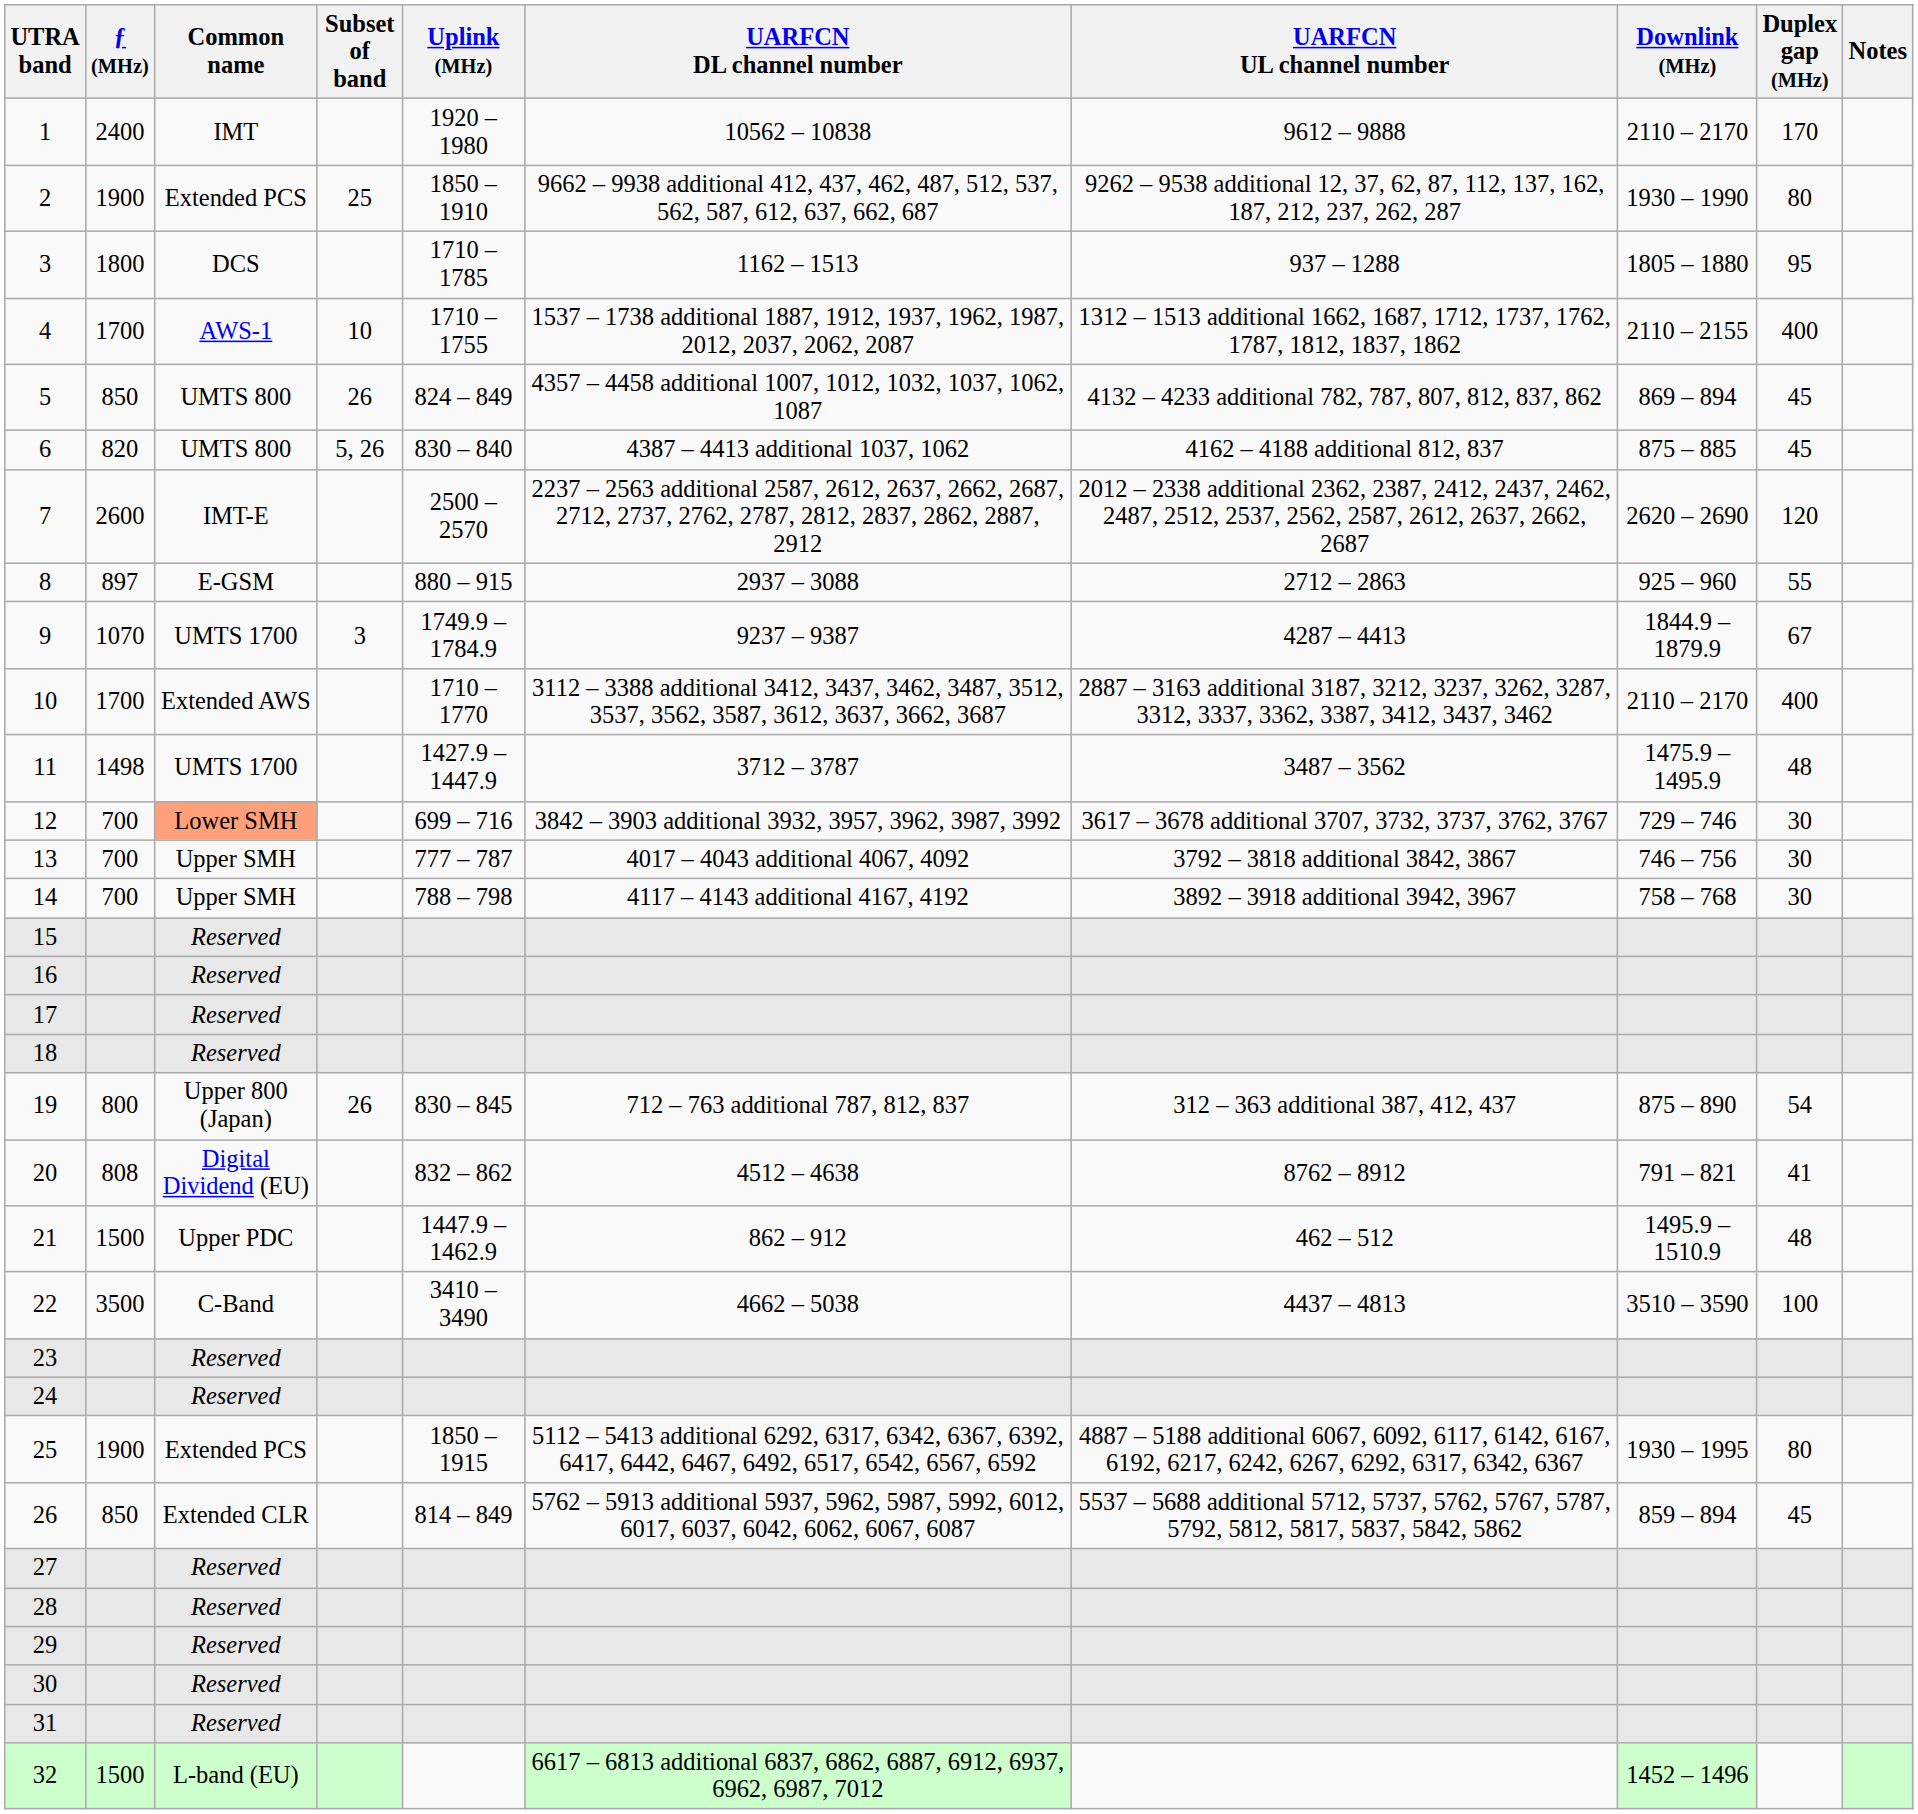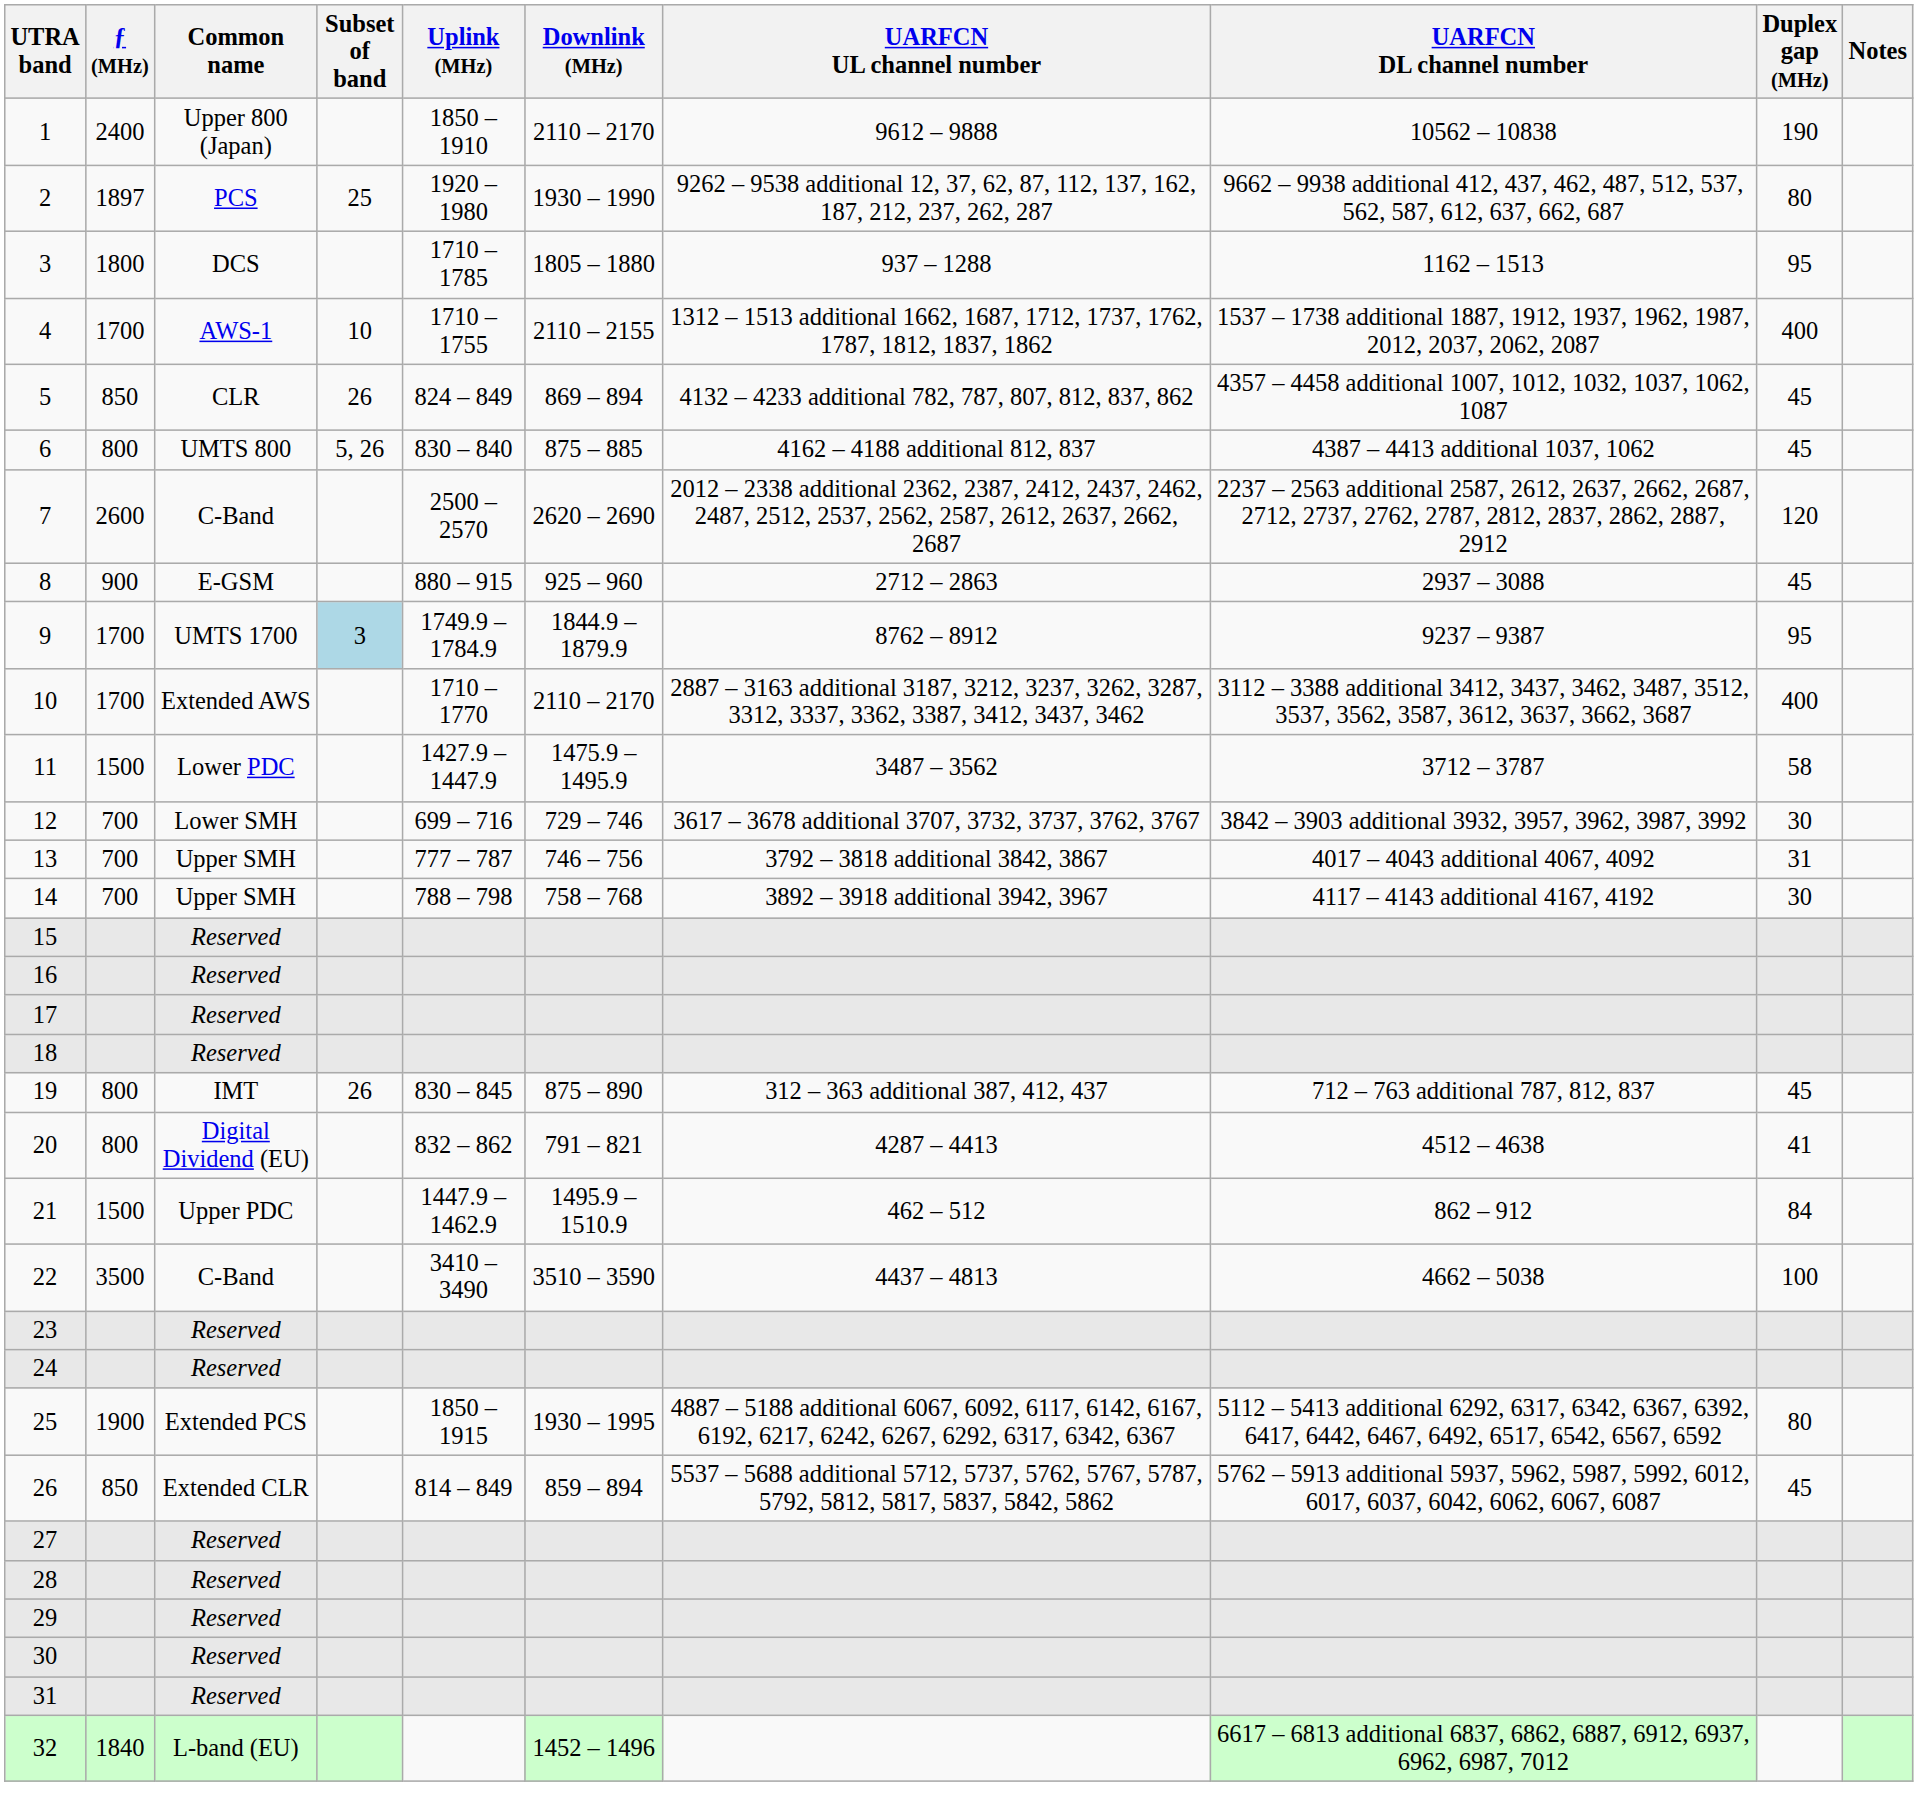columns swapped: (1687, 51) <-> (798, 51)
(236, 131) IMT -> (236, 131) Upper 800 (Japan)
(463, 131) 1920 – 1980 -> (463, 131) 1850 – 1910
(1800, 131) 170 -> (1800, 131) 190
(120, 197) 1900 -> (120, 197) 1897
(236, 197) Extended PCS -> (236, 197) PCS
(463, 197) 1850 – 1910 -> (463, 197) 1920 – 1980
(236, 397) UMTS 800 -> (236, 397) CLR
(120, 449) 820 -> (120, 449) 800
(236, 515) IMT-E -> (236, 515) C-Band
(120, 582) 897 -> (120, 582) 900
(1800, 582) 55 -> (1800, 582) 45
(120, 634) 1070 -> (120, 634) 1700
(360, 634) no background -> (360, 634) lightblue background
(1345, 634) 4287 – 4413 -> (936, 634) 8762 – 8912
(1800, 634) 67 -> (1800, 634) 95
(120, 767) 1498 -> (120, 767) 1500
(236, 767) UMTS 1700 -> (236, 767) Lower PDC
(1800, 767) 48 -> (1800, 767) 58
(236, 820) lightsalmon background -> (236, 820) no background
(1800, 859) 30 -> (1800, 859) 31
(236, 1105) Upper 800 (Japan) -> (236, 1092) IMT
(1800, 1105) 54 -> (1800, 1092) 45
(120, 1172) 808 -> (120, 1144) 800
(1345, 1172) 8762 – 8912 -> (936, 1144) 4287 – 4413
(1800, 1238) 48 -> (1800, 1211) 84
(120, 1775) 1500 -> (120, 1748) 1840
